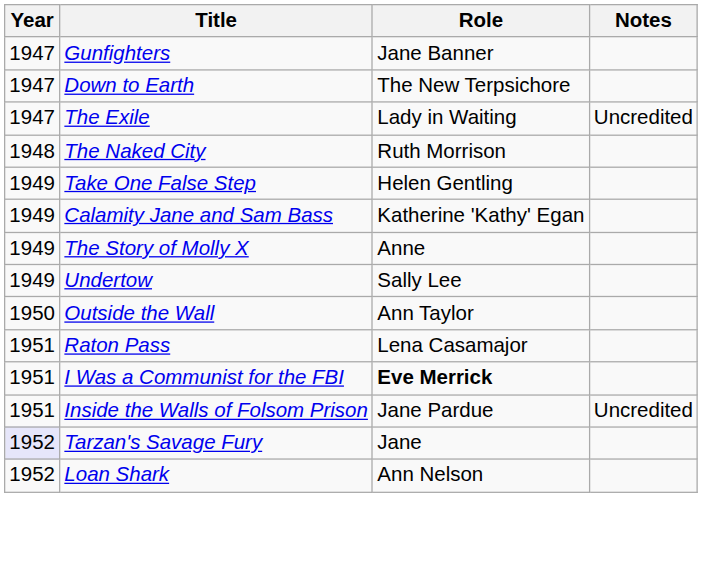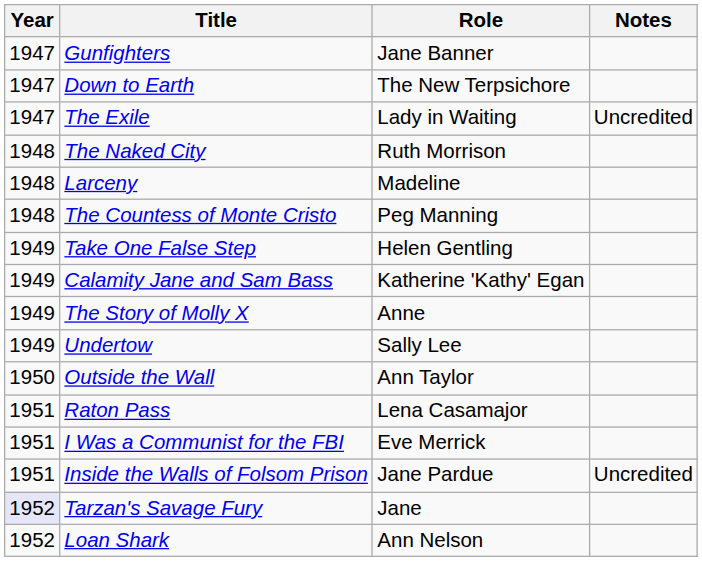+ row: (101, 183)
+ row: (200, 215)
(435, 378) bold -> (431, 442) normal
